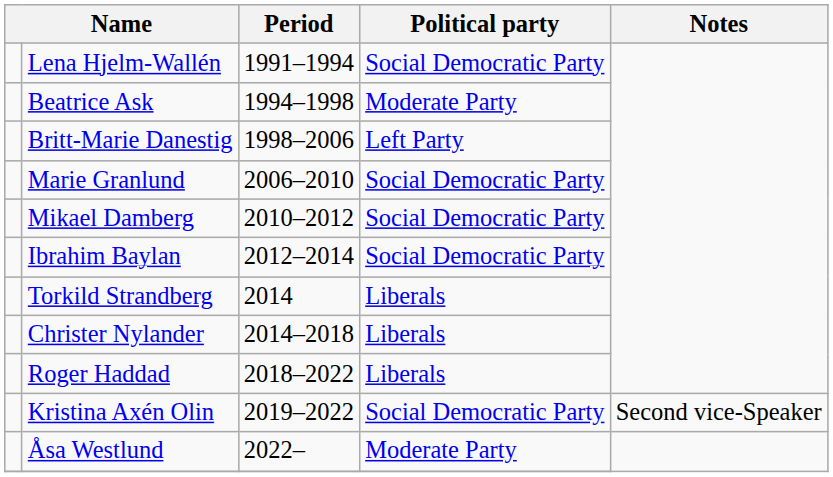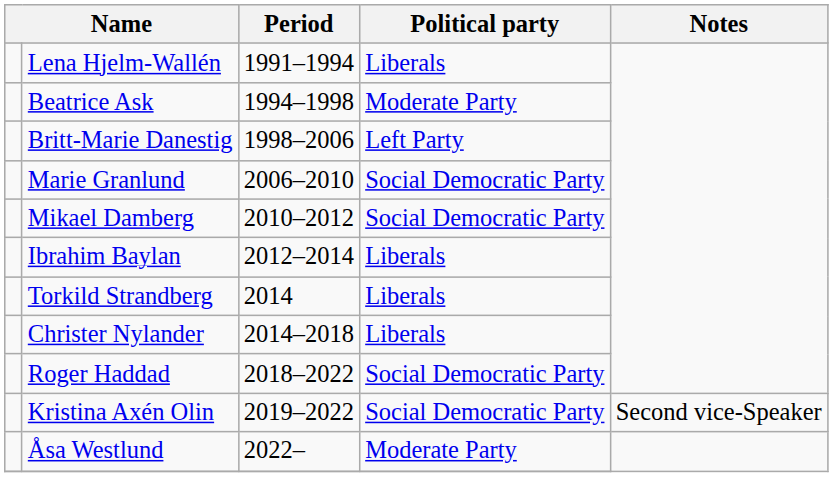(485, 62) Social Democratic Party -> (405, 62) Liberals
(485, 256) Social Democratic Party -> (405, 256) Liberals
(405, 373) Liberals -> (485, 373) Social Democratic Party
